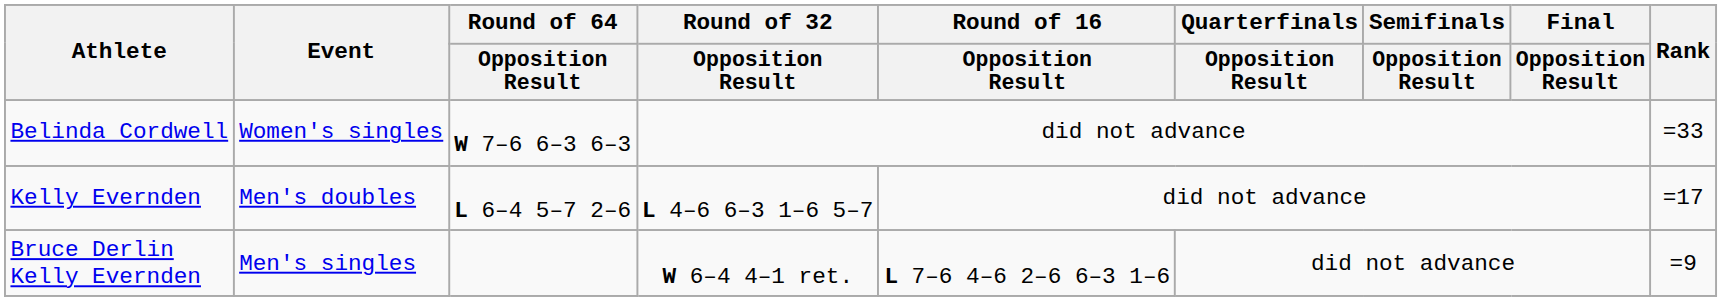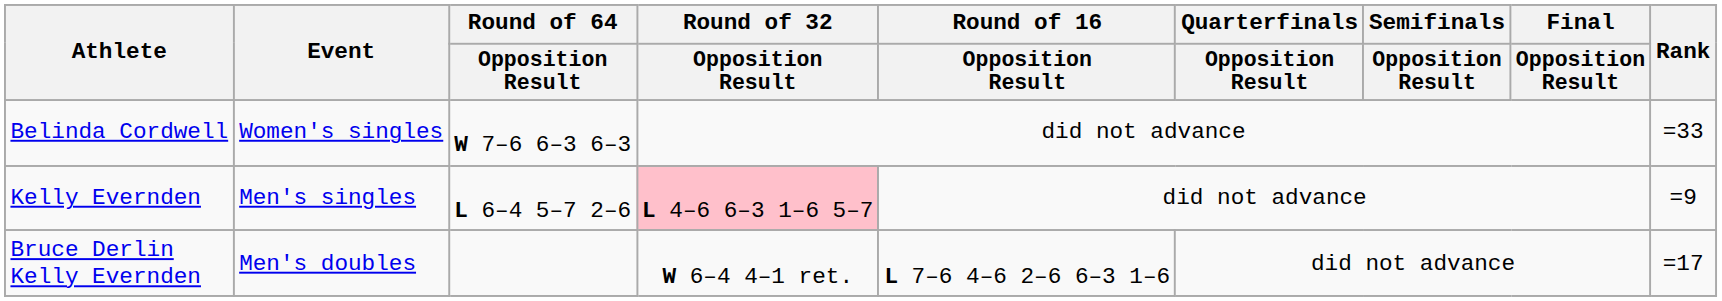(328, 198) Men's doubles -> (328, 198) Men's singles
(758, 211) no background -> (758, 211) pink background
(1683, 198) =17 -> (1683, 198) =9
(328, 263) Men's singles -> (328, 263) Men's doubles
(1683, 263) =9 -> (1683, 263) =17
